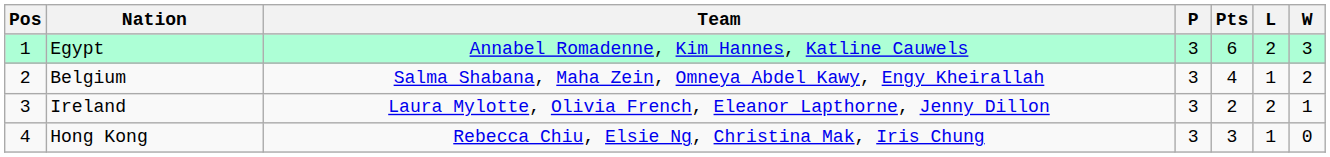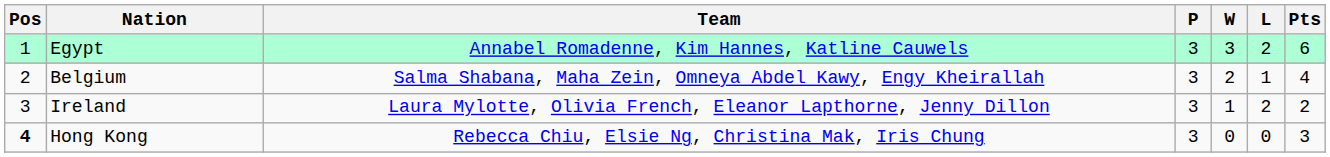columns swapped: (1307, 19) <-> (1232, 19)
(25, 137) normal -> (25, 137) bold
(1271, 137) 1 -> (1266, 137) 0
